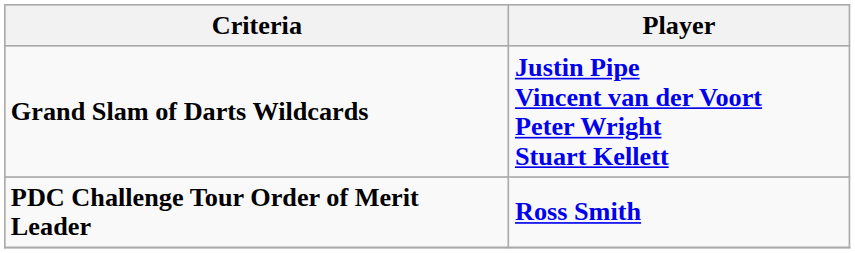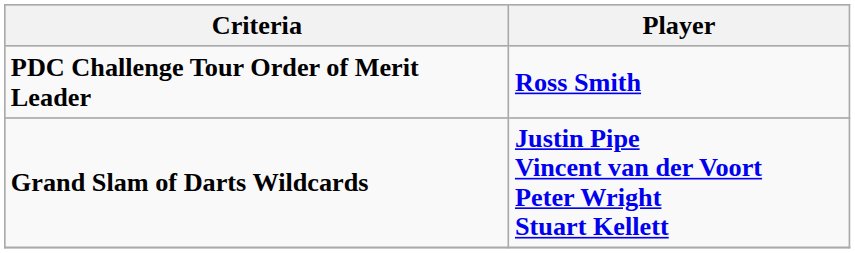rows swapped: (215, 211) <-> (190, 111)
